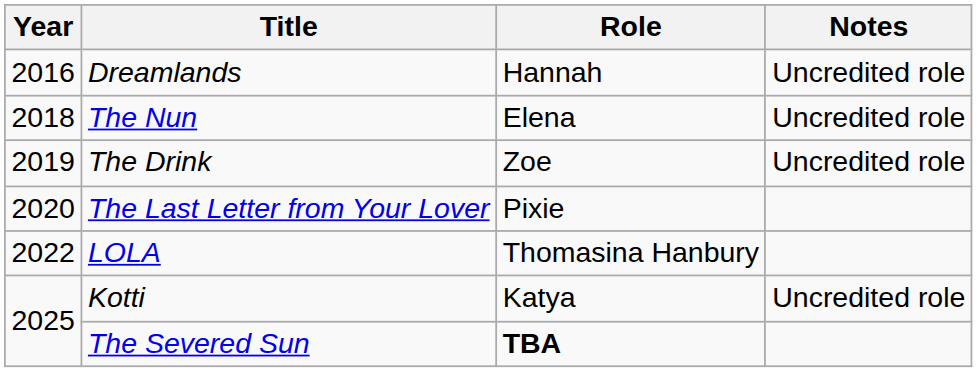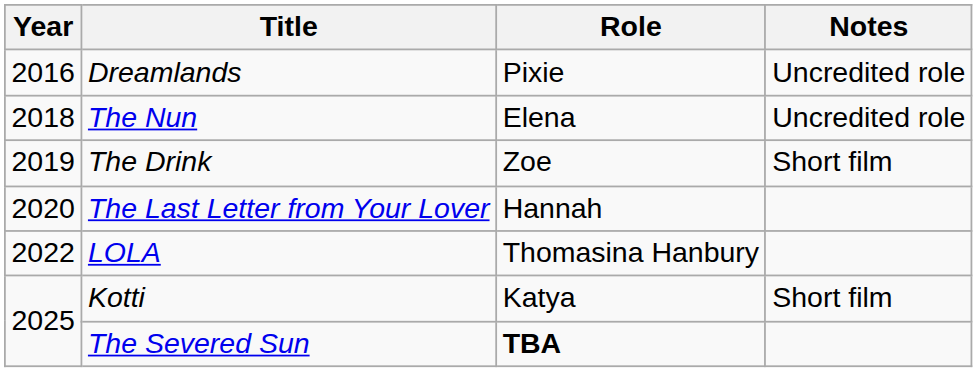(553, 72) Hannah -> (534, 72) Pixie
(869, 162) Uncredited role -> (832, 162) Short film
(534, 207) Pixie -> (553, 207) Hannah
(869, 298) Uncredited role -> (832, 298) Short film
